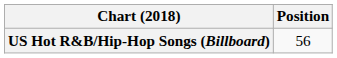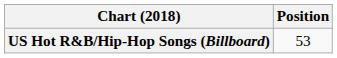(303, 40) 56 -> (303, 40) 53
